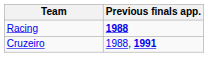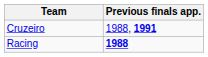rows swapped: (26, 44) <-> (22, 28)
